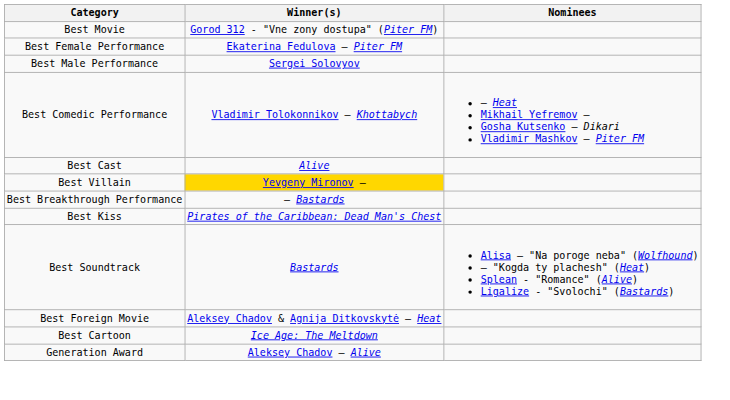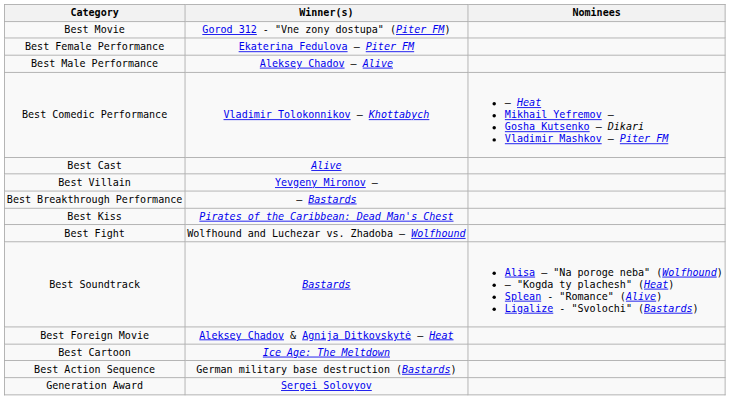(314, 63) Sergei Solovyov -> (326, 63) Aleksey Chadov – Alive
(314, 182) gold background -> (326, 182) no background
+ row: (95, 233)
+ row: (95, 369)
(314, 352) Aleksey Chadov – Alive -> (326, 386) Sergei Solovyov
